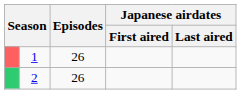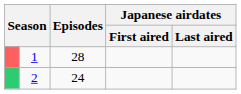(78, 57) 26 -> (78, 57) 28
(78, 78) 26 -> (78, 78) 24
